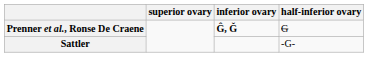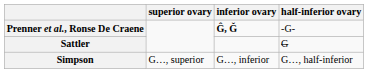(285, 28) G -> (288, 28) -G-
(288, 44) -G- -> (285, 44) G
+ row: (75, 60)
